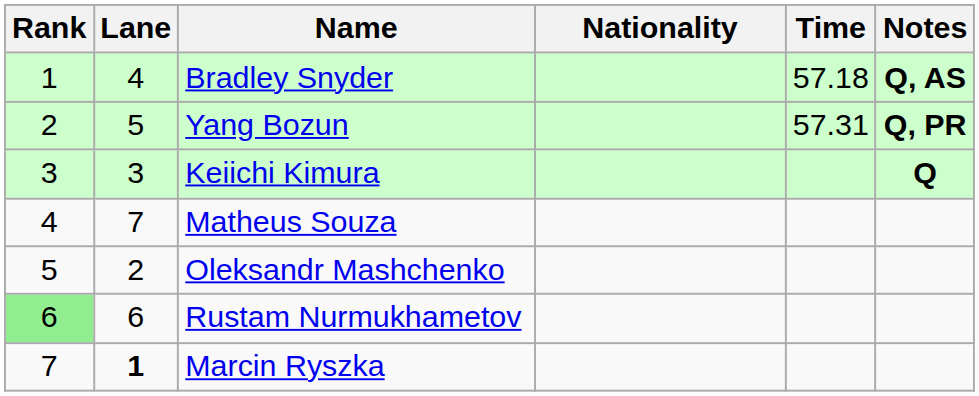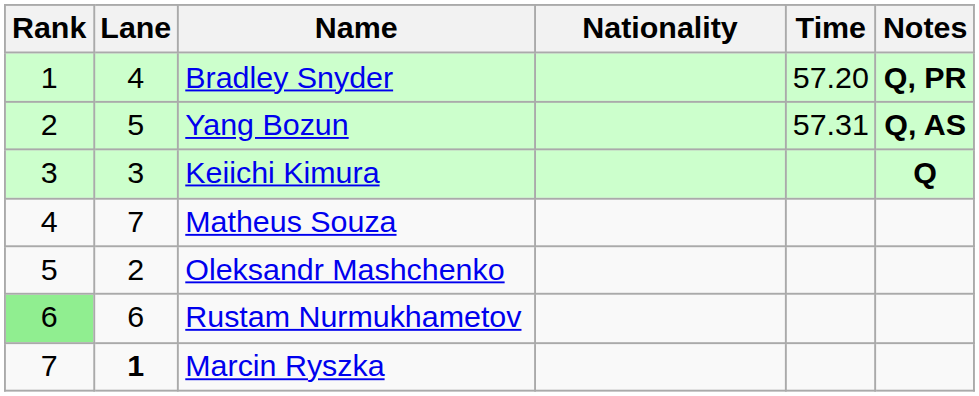(831, 76) 57.18 -> (831, 76) 57.20
(925, 76) Q, AS -> (925, 76) Q, PR
(925, 125) Q, PR -> (925, 125) Q, AS
